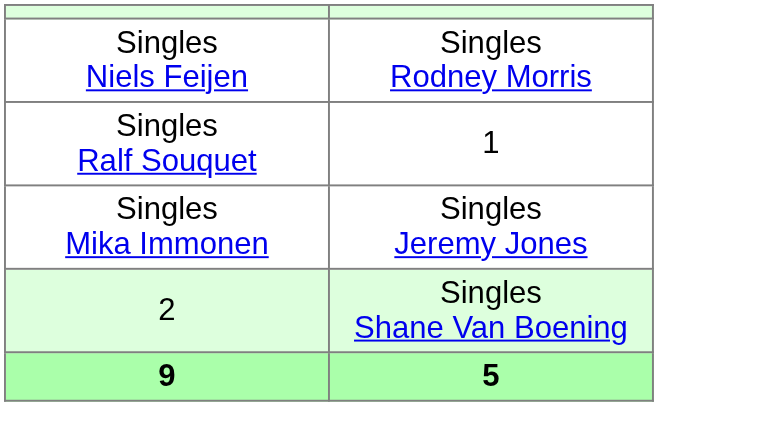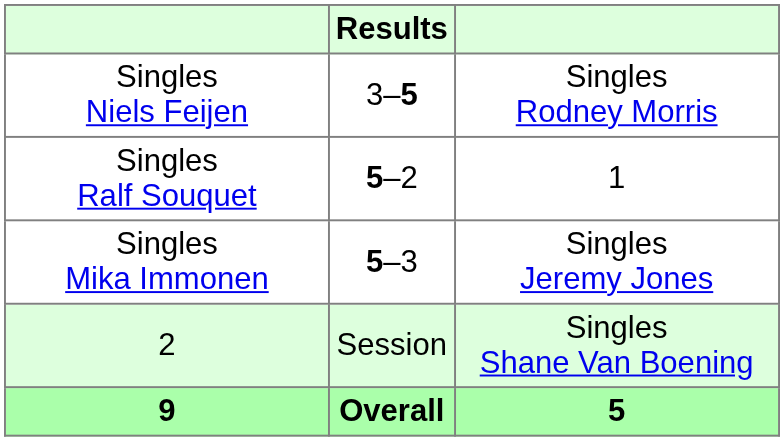+ column: (392, 28)
